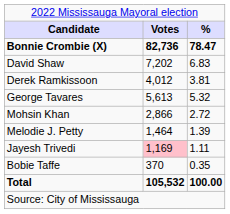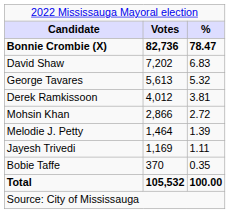rows swapped: (45, 98) <-> (52, 81)
(159, 149) pink background -> (159, 149) no background
